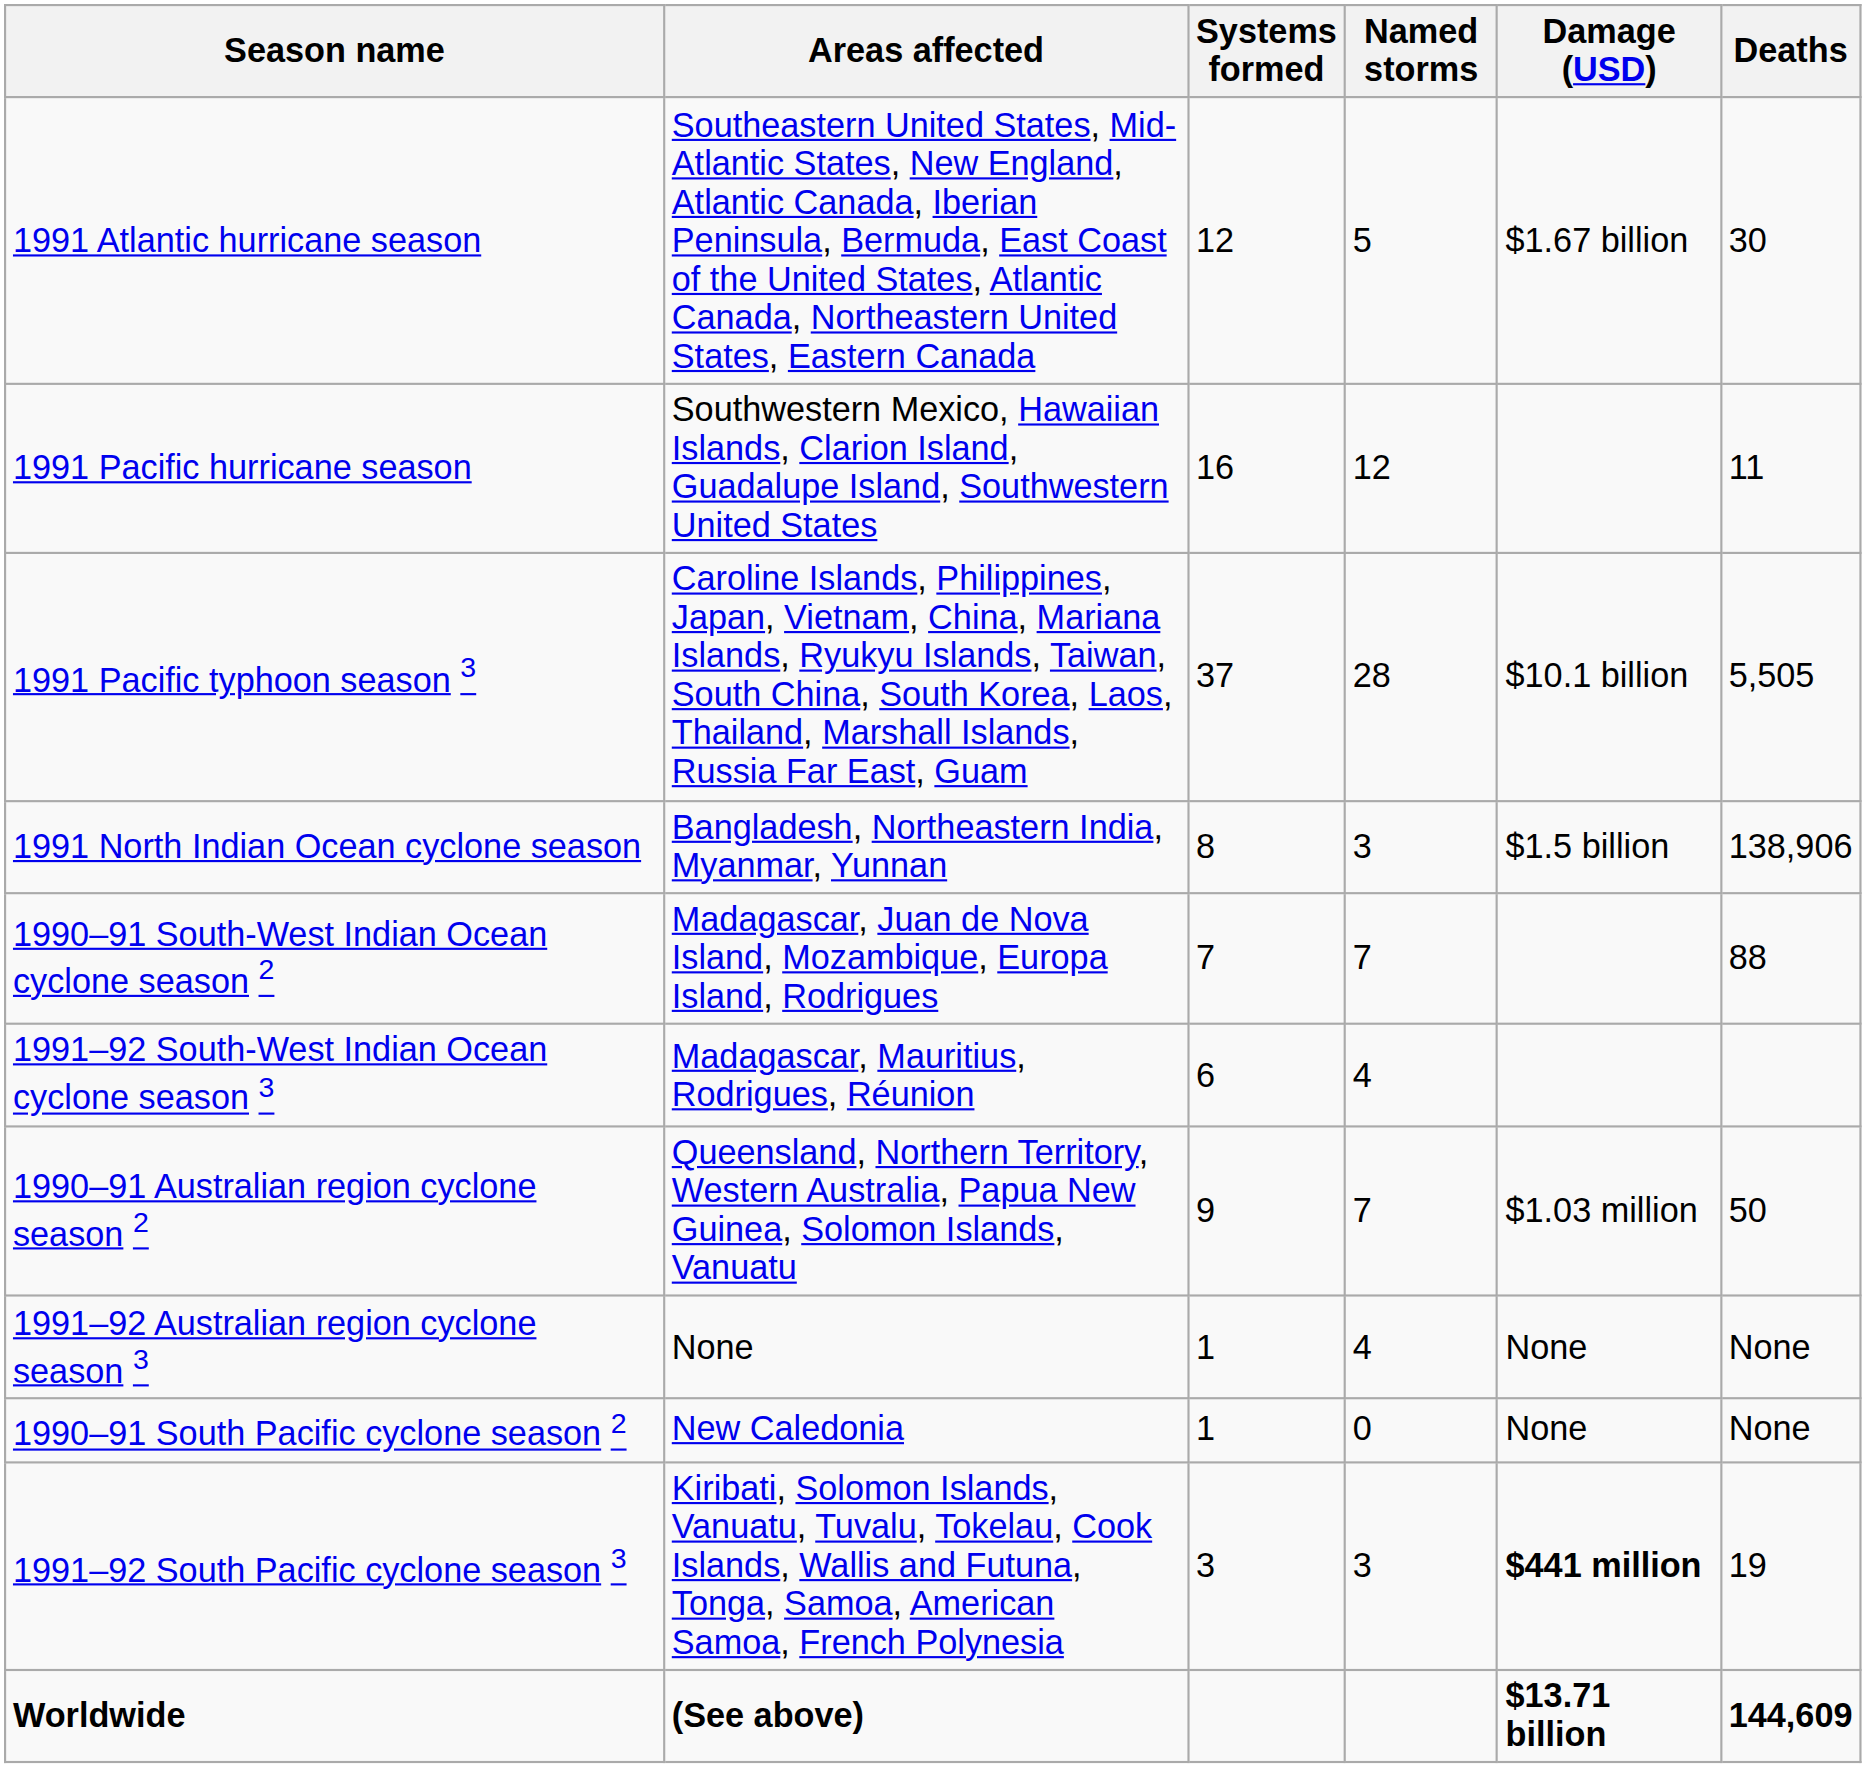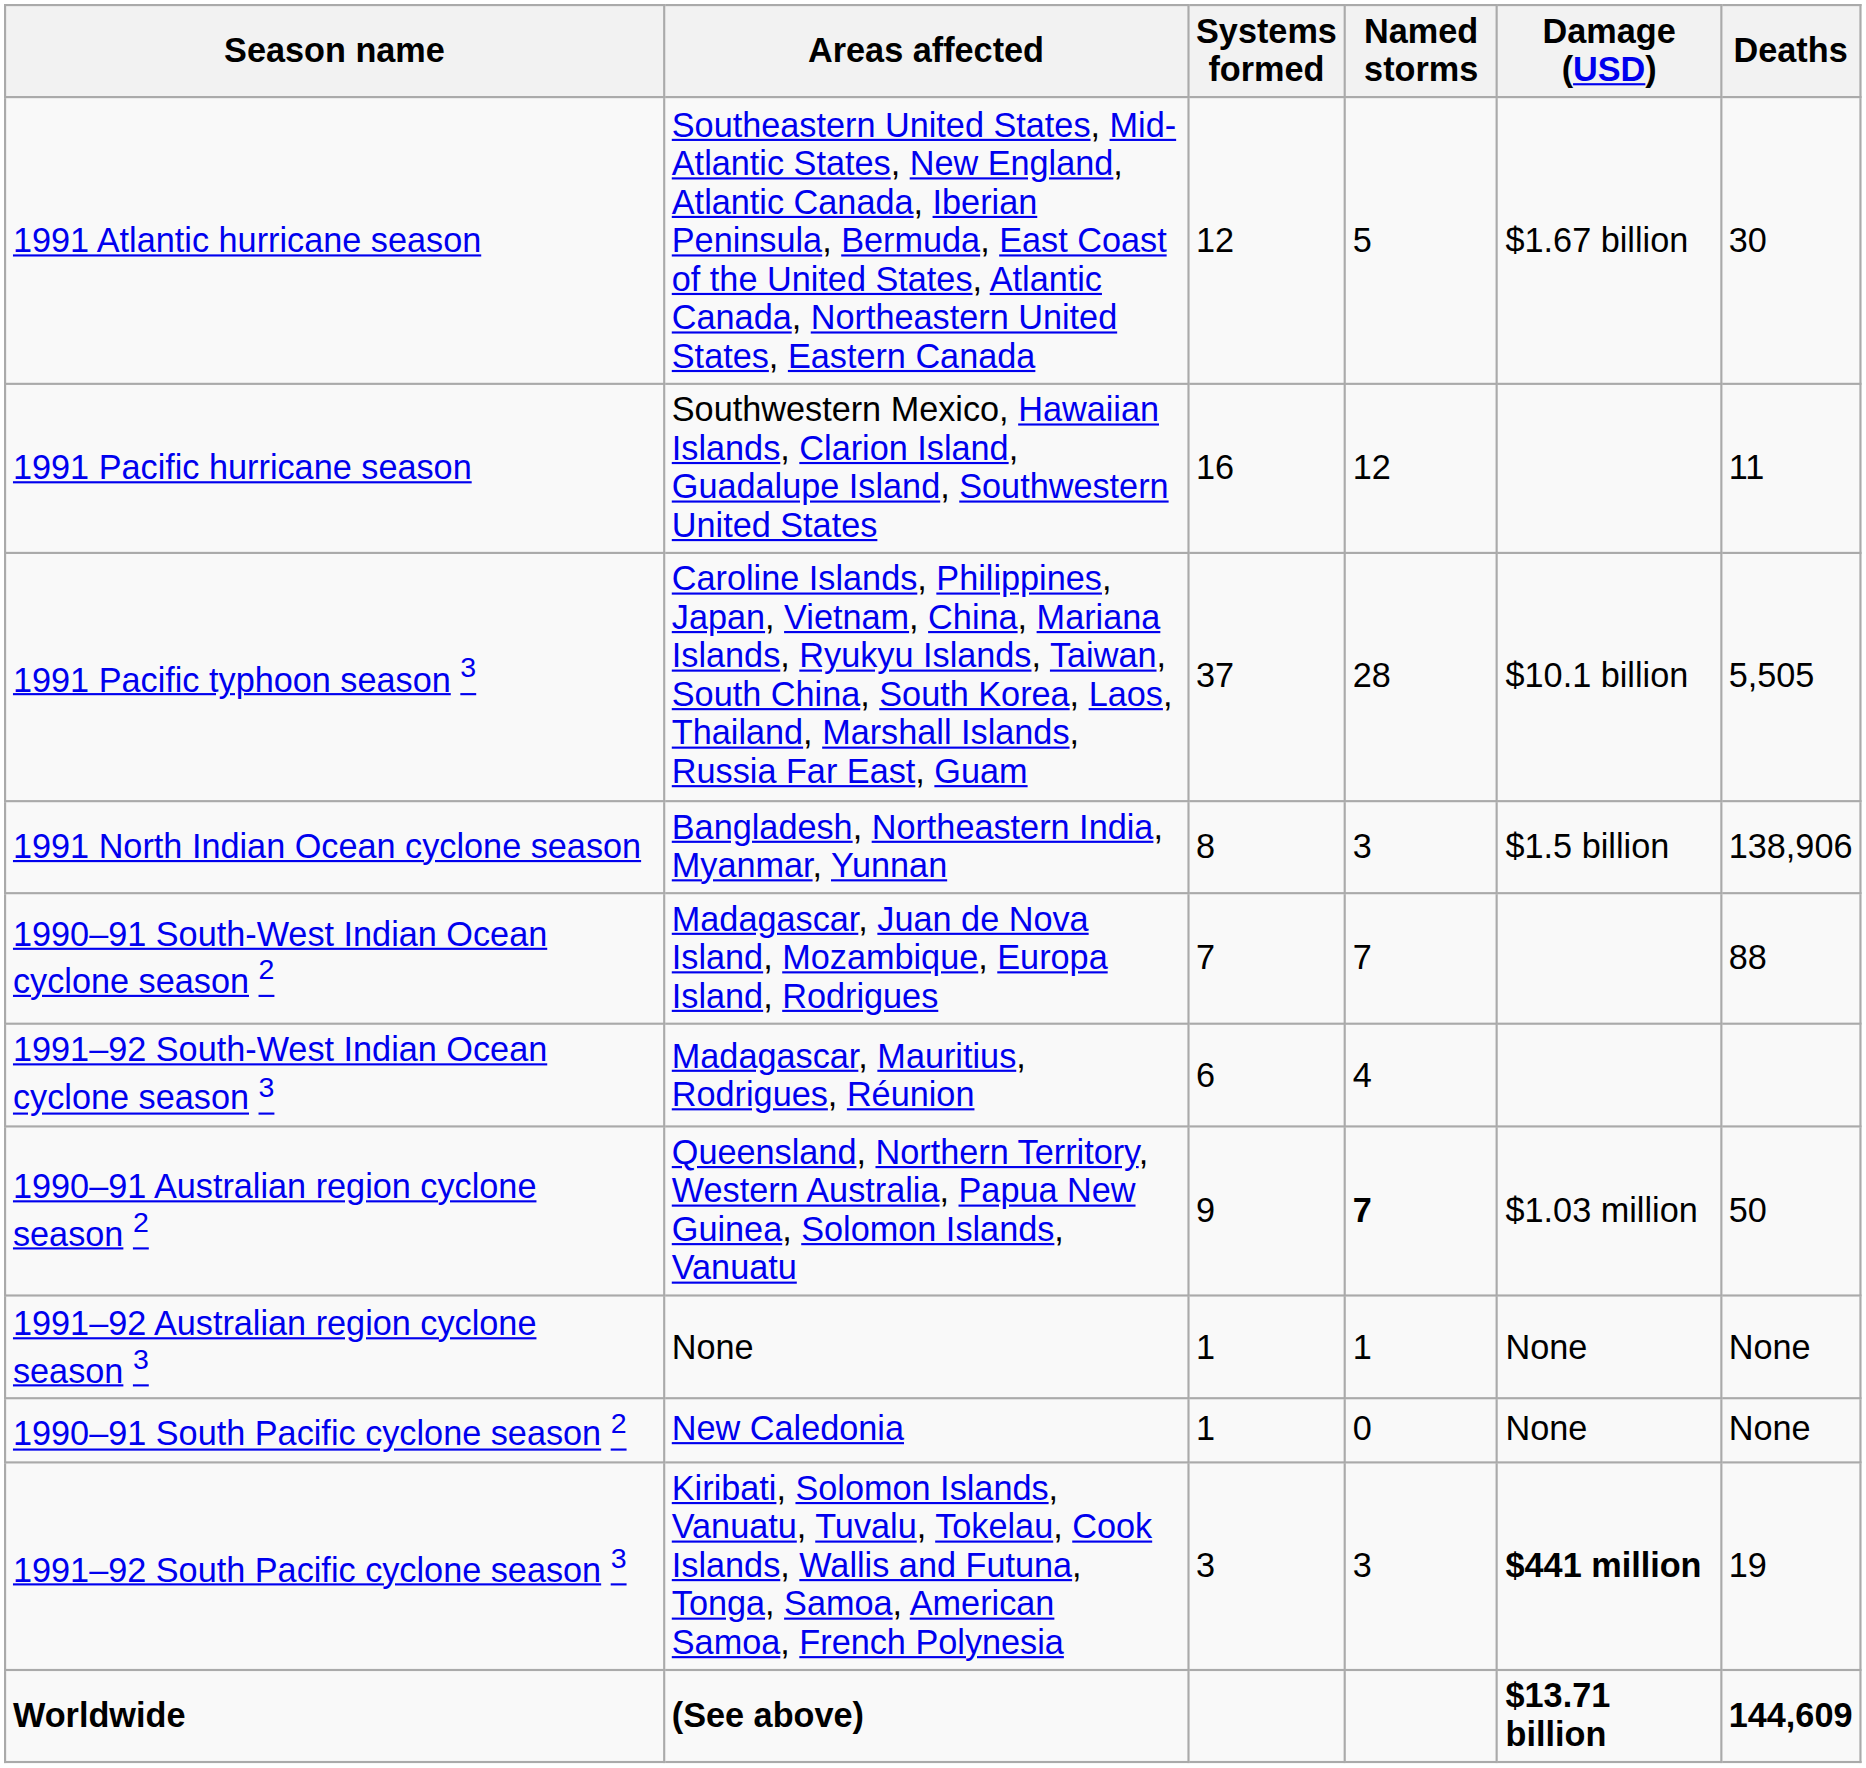(1362, 1210) normal -> (1362, 1210) bold
(1362, 1346) 4 -> (1362, 1346) 1
